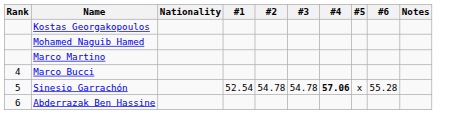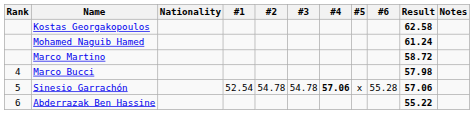+ column: (418, 12)
